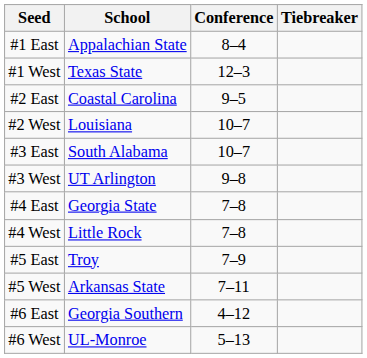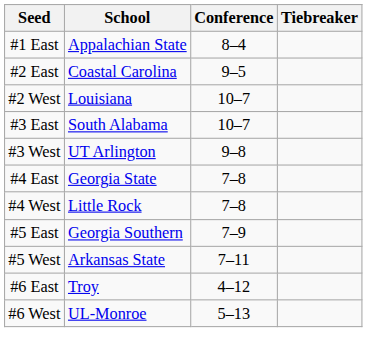- row: (34, 71)
(83, 259) Troy -> (125, 232) Georgia Southern
(125, 313) Georgia Southern -> (83, 286) Troy
